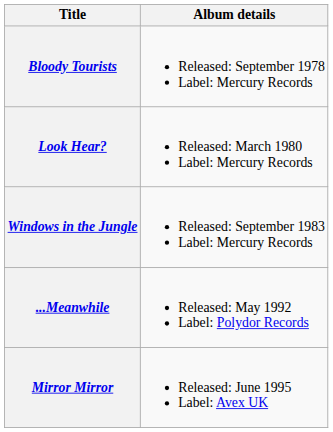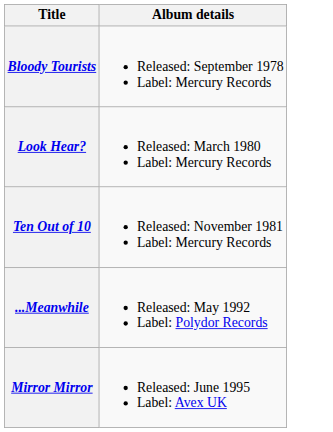+ row: (52, 227)
- row: (73, 227)
